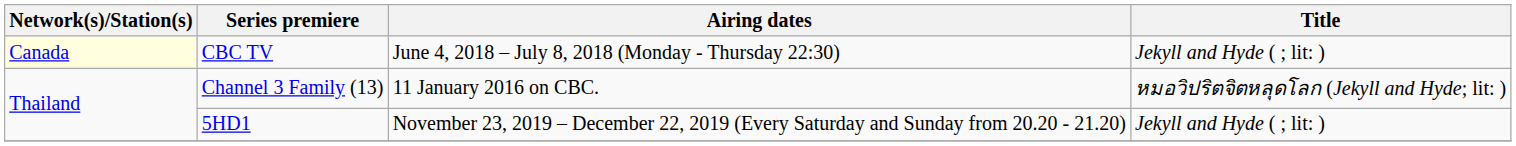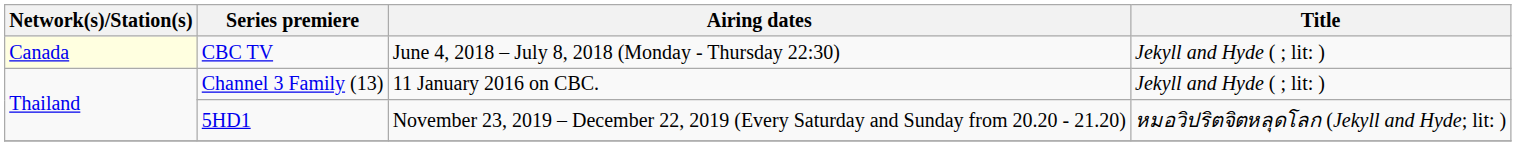(1321, 88) หมอวิปริตจิตหลุดโลก (Jekyll and Hyde; lit: ) -> (1230, 83) Jekyll and Hyde ( ; lit: )
(1230, 124) Jekyll and Hyde ( ; lit: ) -> (1321, 120) หมอวิปริตจิตหลุดโลก (Jekyll and Hyde; lit: )
